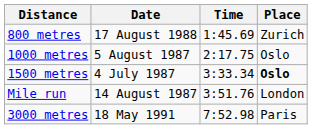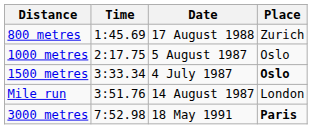columns swapped: (229, 14) <-> (146, 14)
(279, 114) normal -> (279, 114) bold
